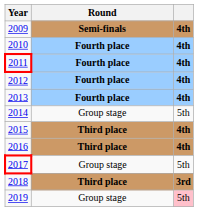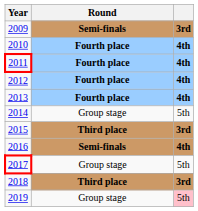(183, 29) 4th -> (183, 29) 3rd
(183, 130) 4th -> (183, 130) 3rd
(102, 147) Third place -> (102, 147) Semi-finals
